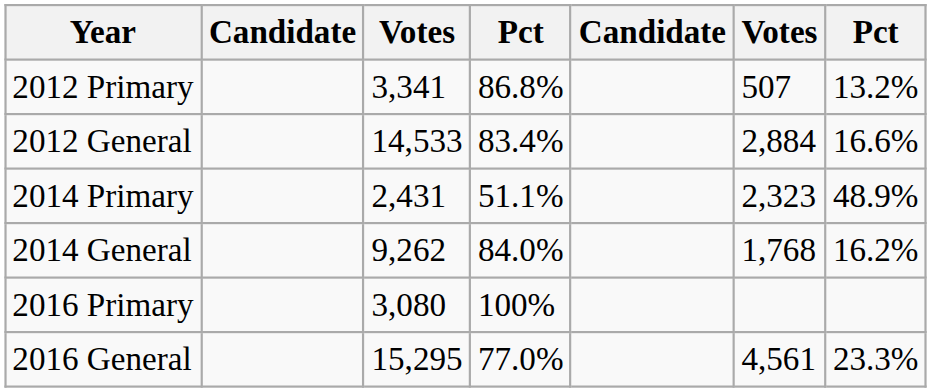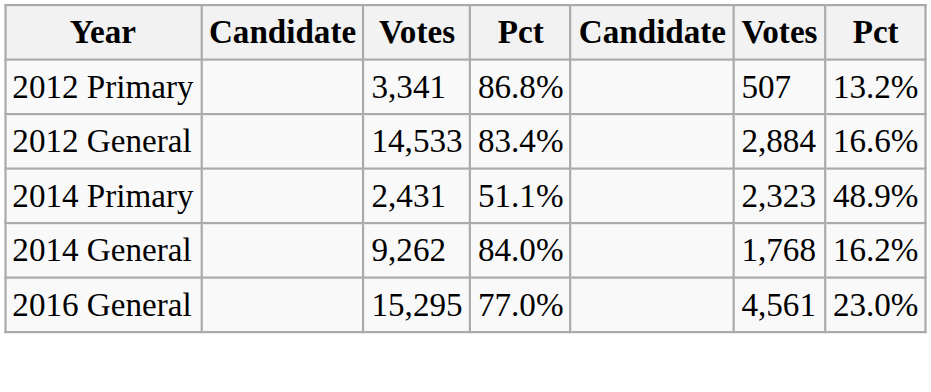- row: (103, 304)
(876, 359) 23.3% -> (876, 304) 23.0%
